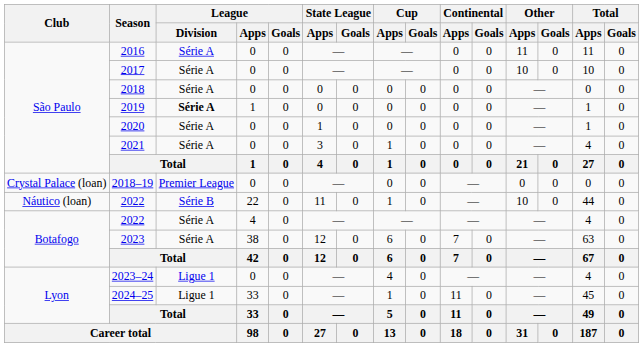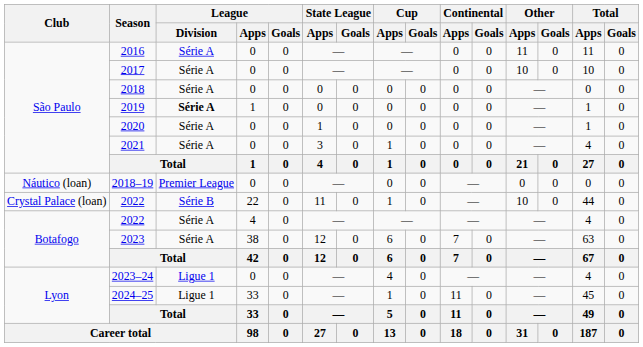(57, 182) Crystal Palace (loan) -> (57, 182) Náutico (loan)
(57, 201) Náutico (loan) -> (57, 201) Crystal Palace (loan)
